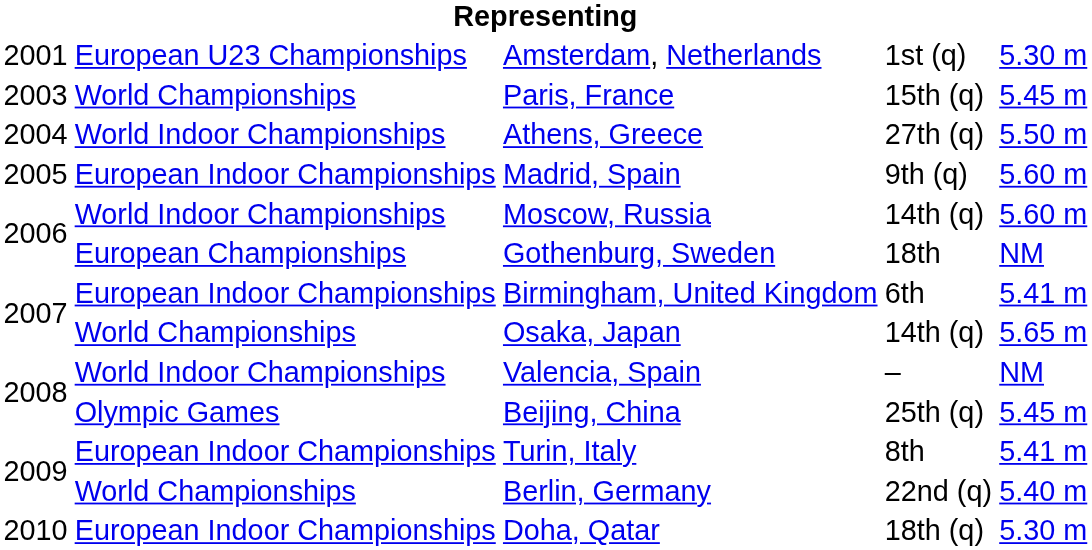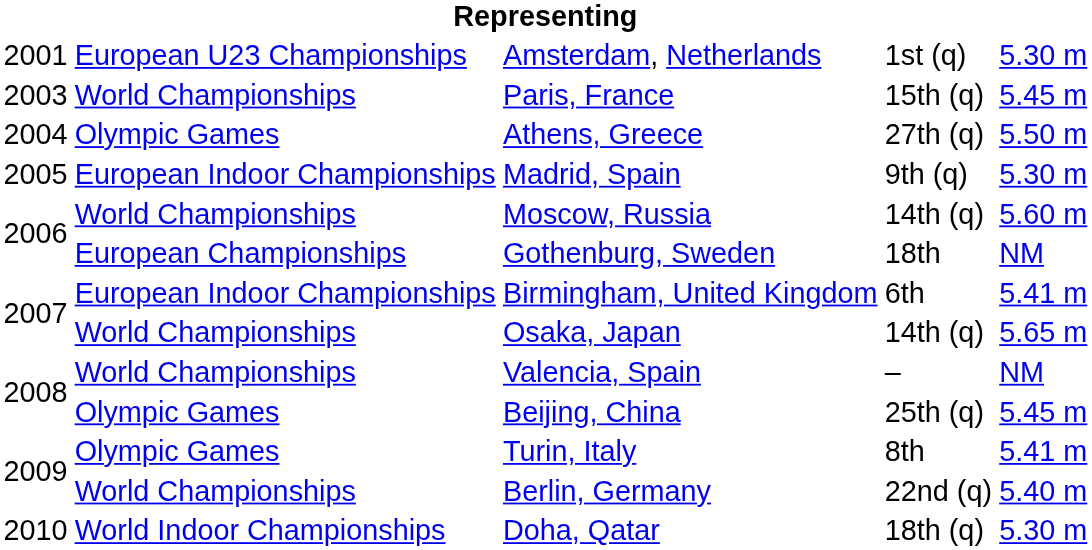(260, 134) World Indoor Championships -> (177, 134) Olympic Games
(1043, 174) 5.60 m -> (1043, 174) 5.30 m
(260, 214) World Indoor Championships -> (215, 214) World Championships
(260, 372) World Indoor Championships -> (215, 372) World Championships
(285, 451) European Indoor Championships -> (177, 451) Olympic Games
(285, 530) European Indoor Championships -> (260, 530) World Indoor Championships
